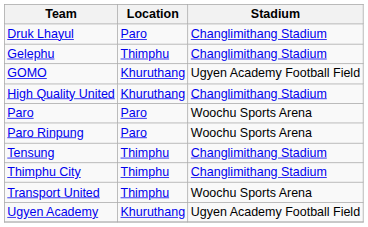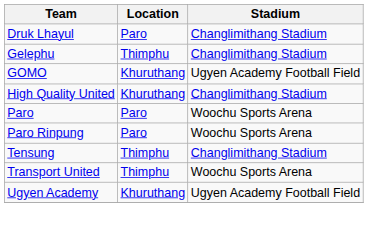- row: (44, 172)
